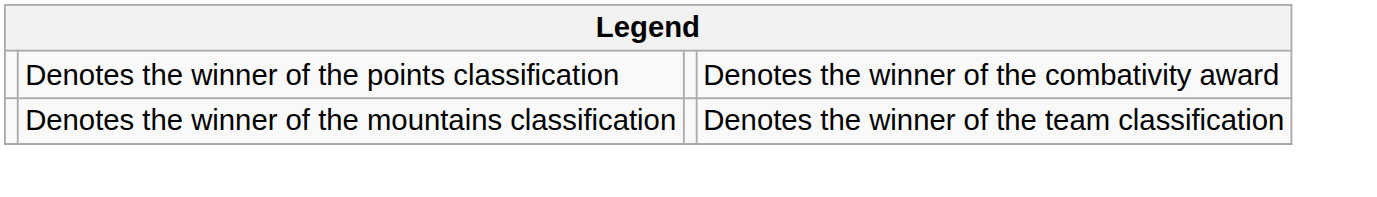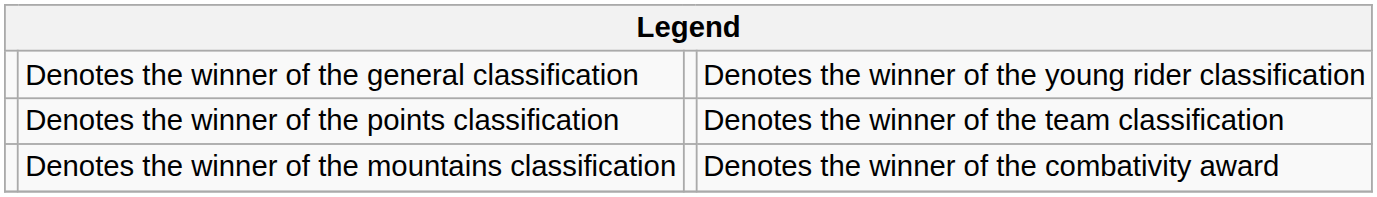+ row: (332, 74)
(991, 74) Denotes the winner of the combativity award -> (994, 120) Denotes the winner of the team classification
(994, 120) Denotes the winner of the team classification -> (991, 167) Denotes the winner of the combativity award
